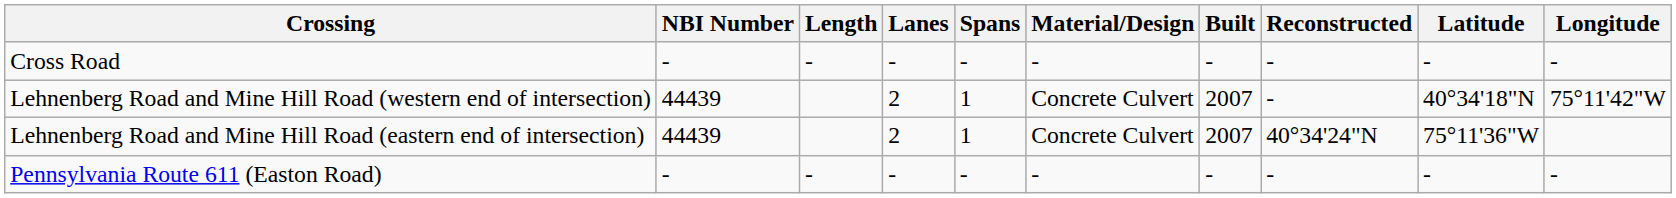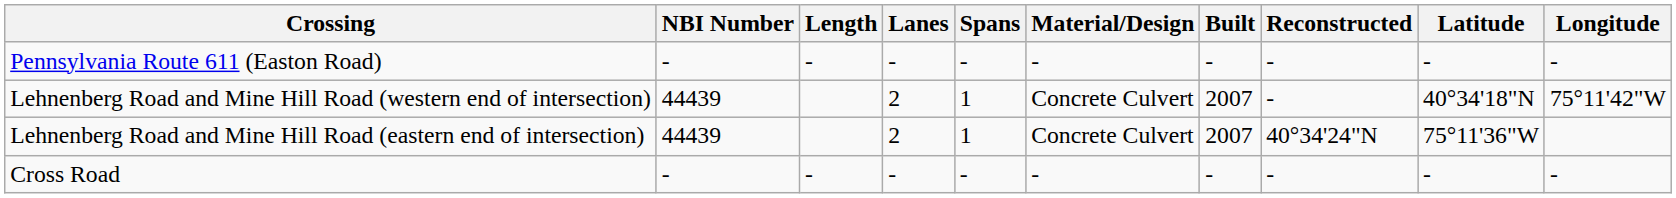rows swapped: (65, 60) <-> (196, 173)
